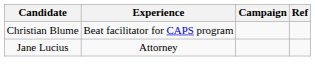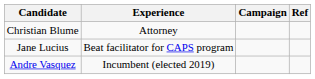(158, 30) Beat facilitator for CAPS program -> (158, 30) Attorney
(158, 47) Attorney -> (158, 47) Beat facilitator for CAPS program
+ row: (43, 64)
